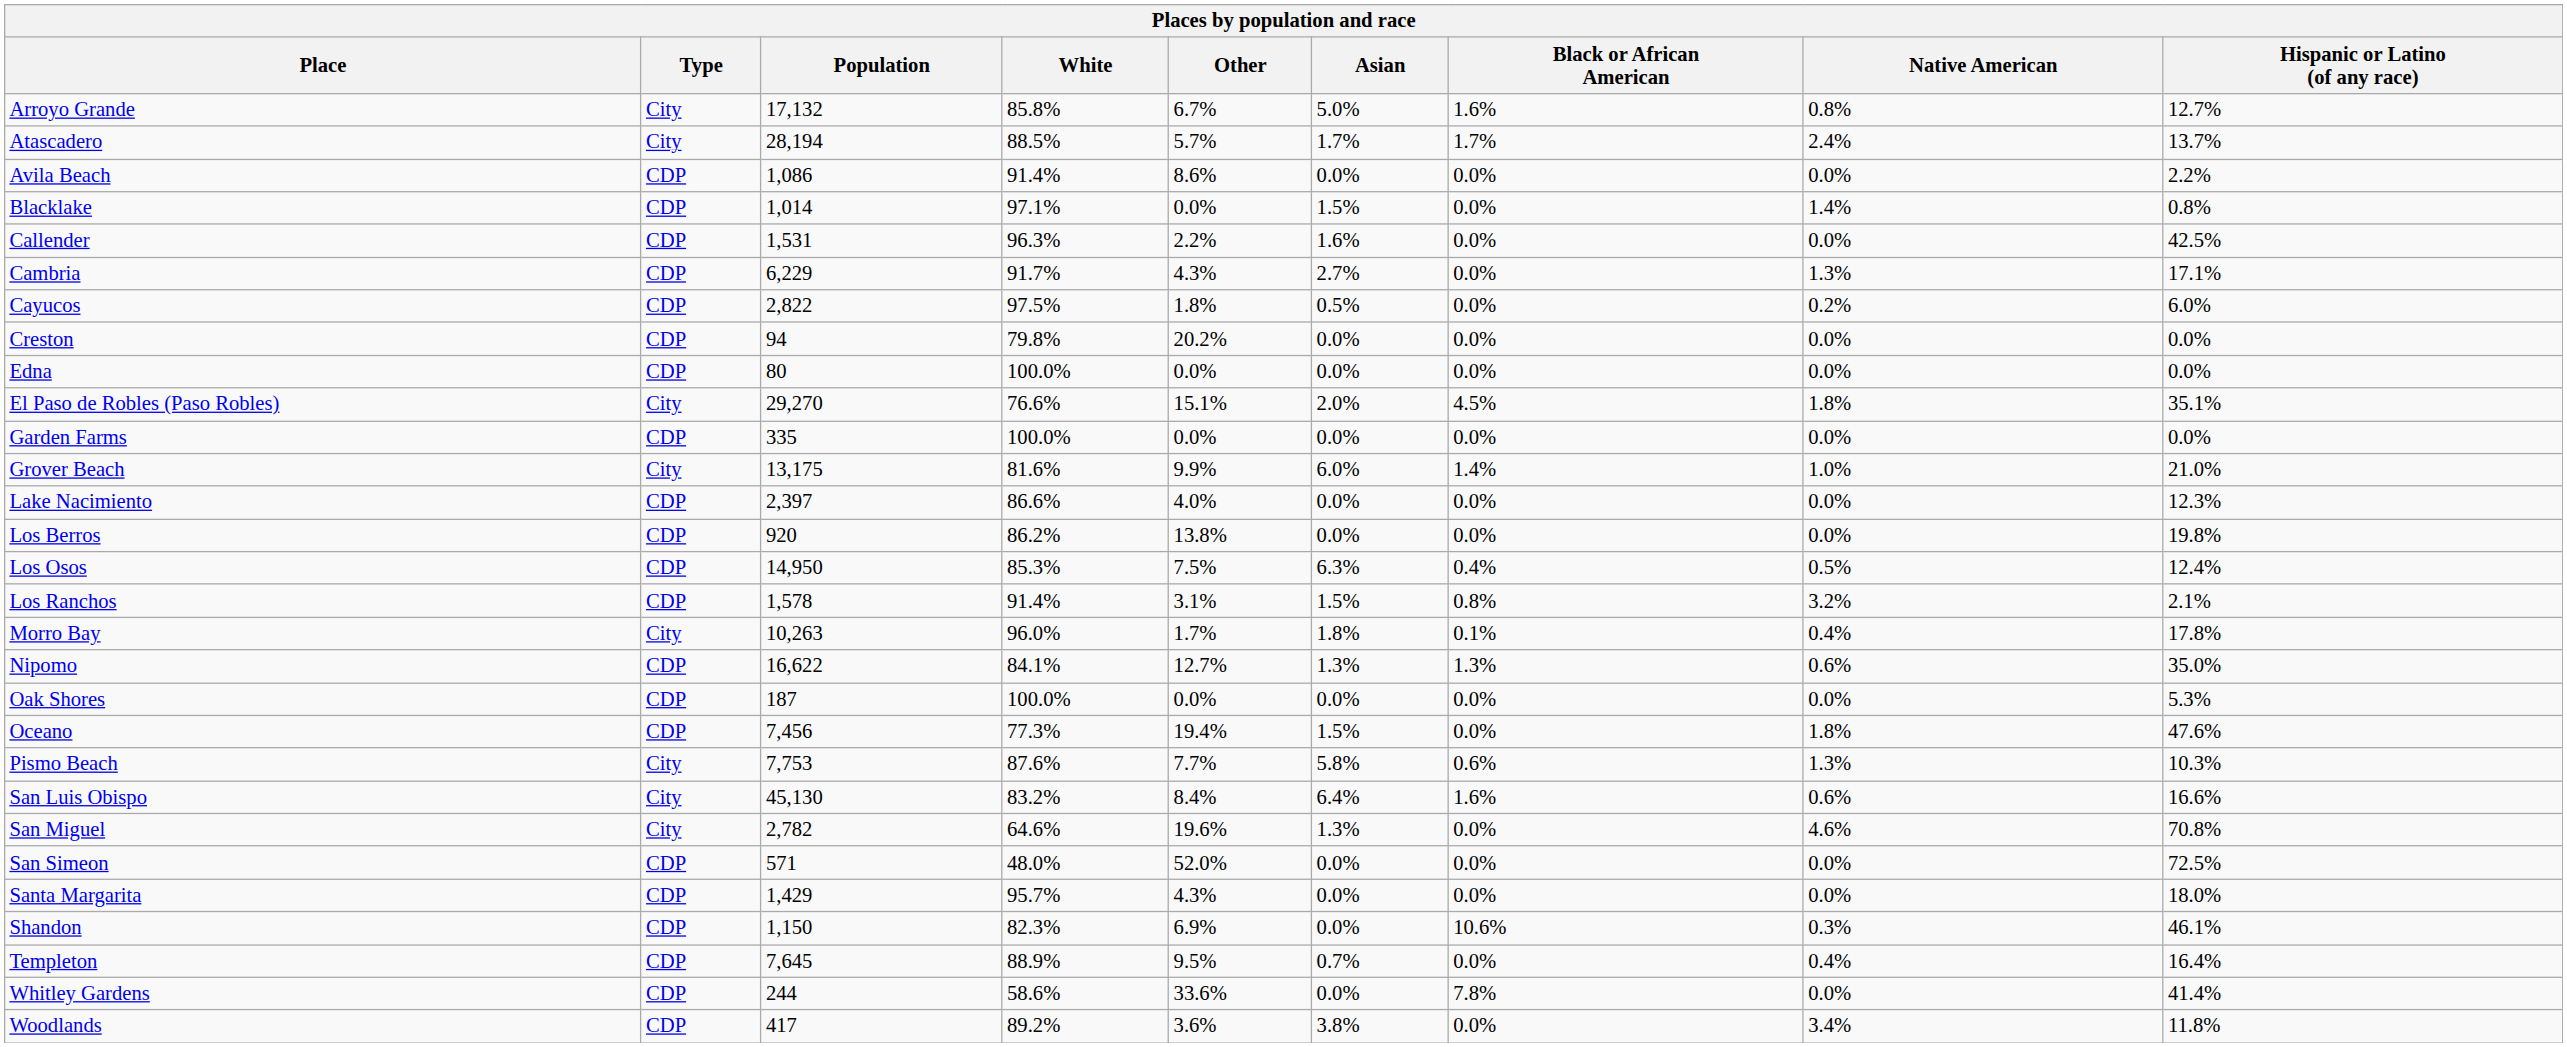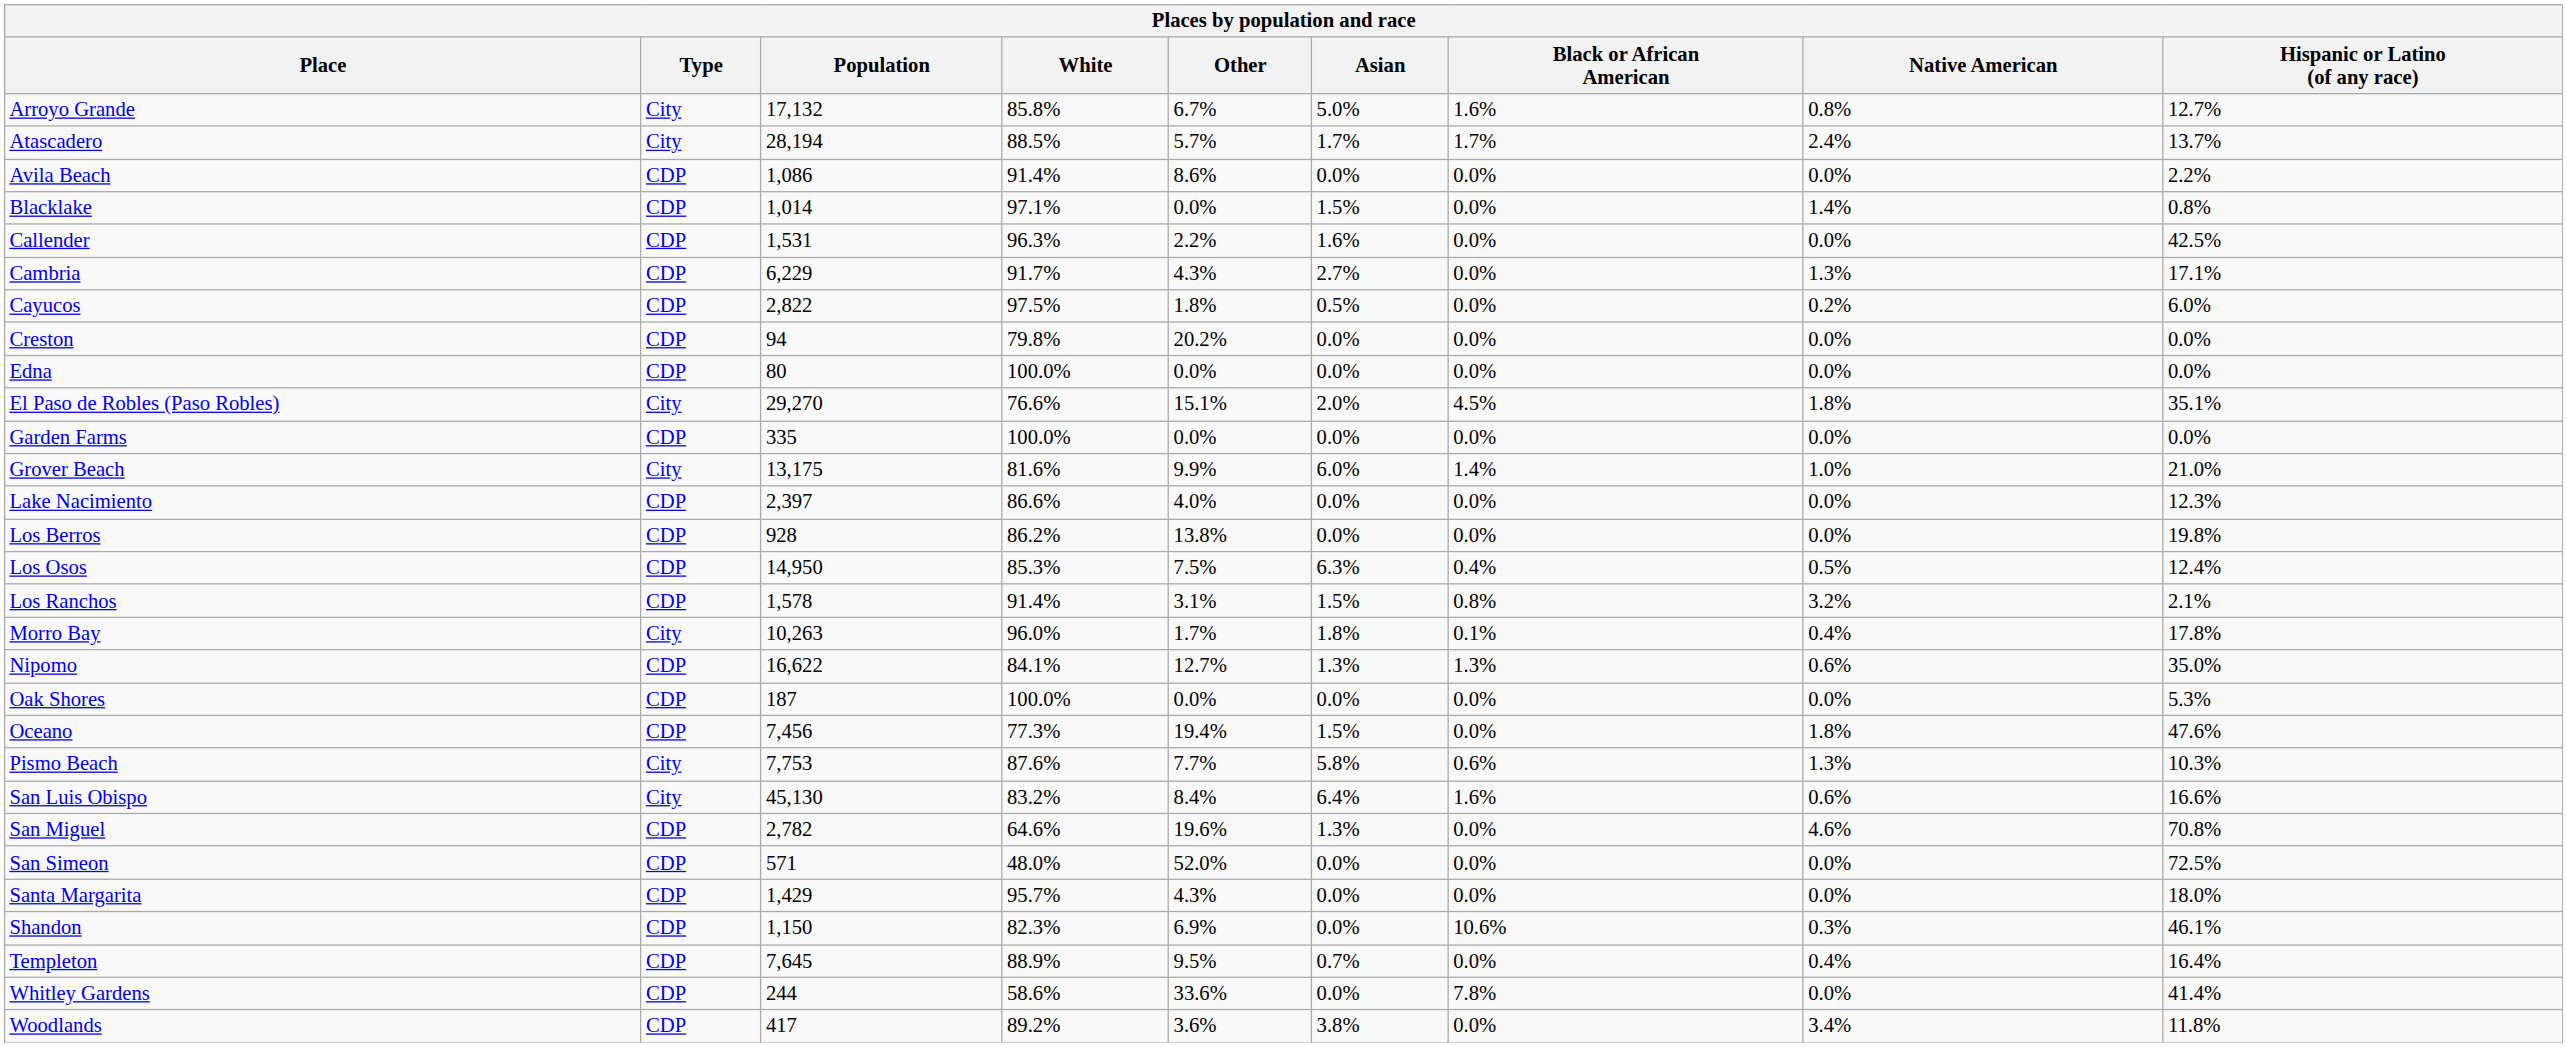(781, 535) 920 -> (781, 535) 928
(664, 829) City -> (666, 829) CDP
